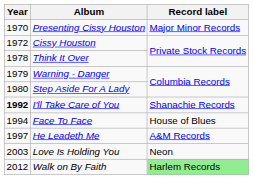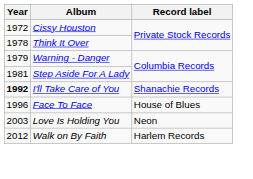- row: (89, 27)
(17, 89) 1980 -> (17, 74) 1981
(17, 120) 1994 -> (17, 105) 1996
- row: (66, 136)
(185, 167) lightgreen background -> (169, 136) no background
